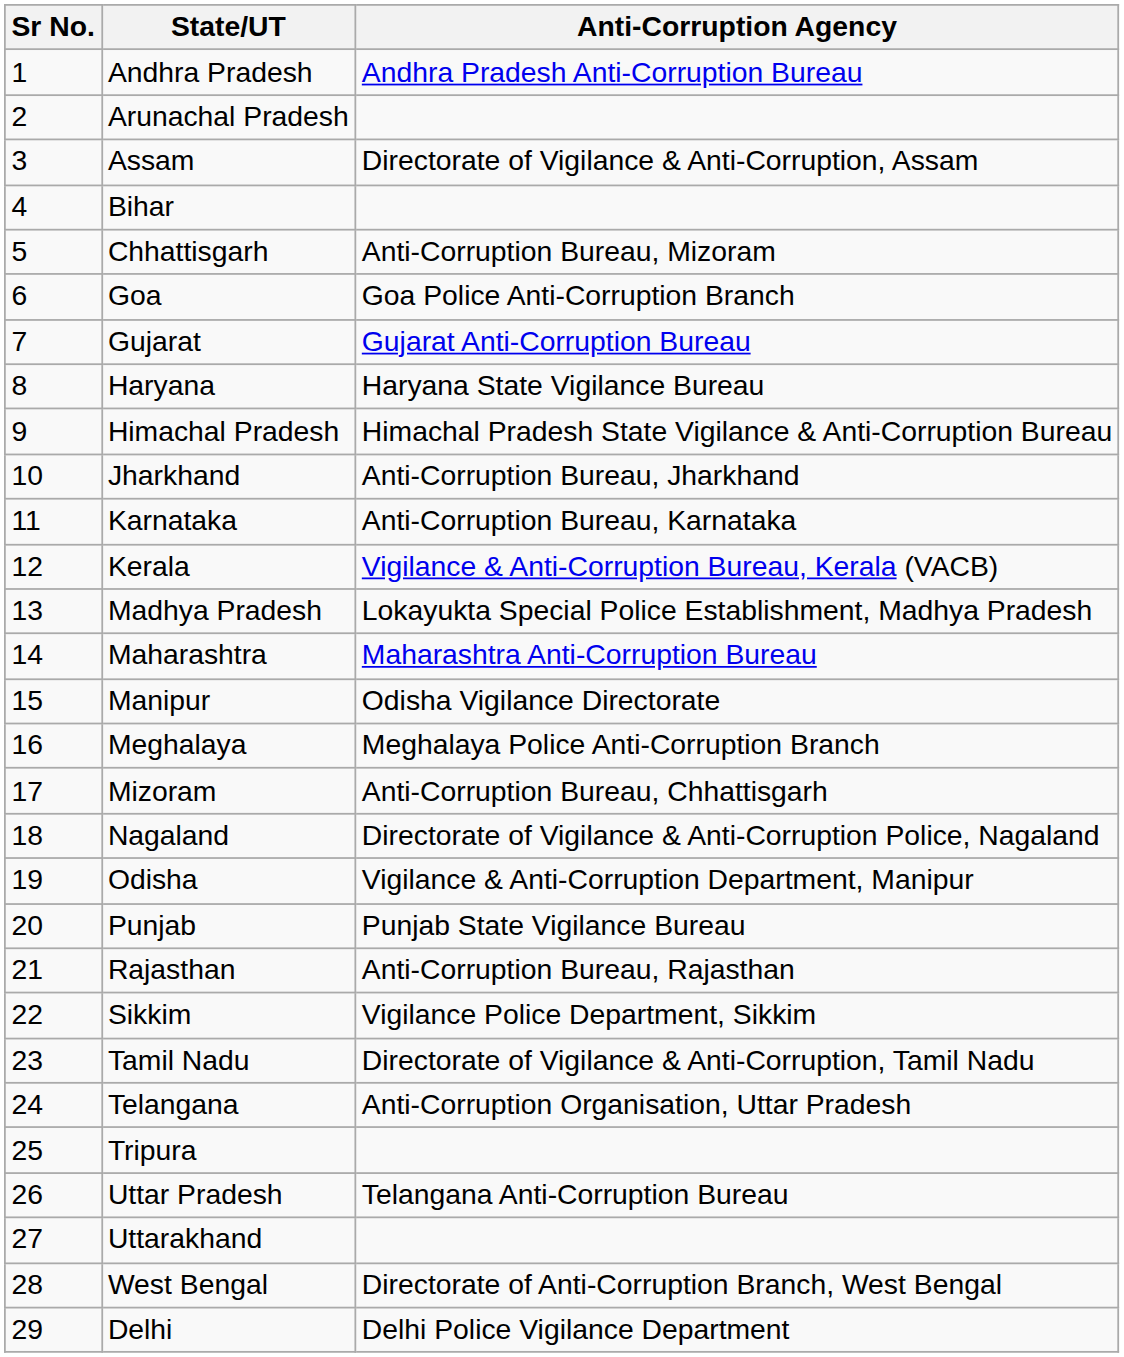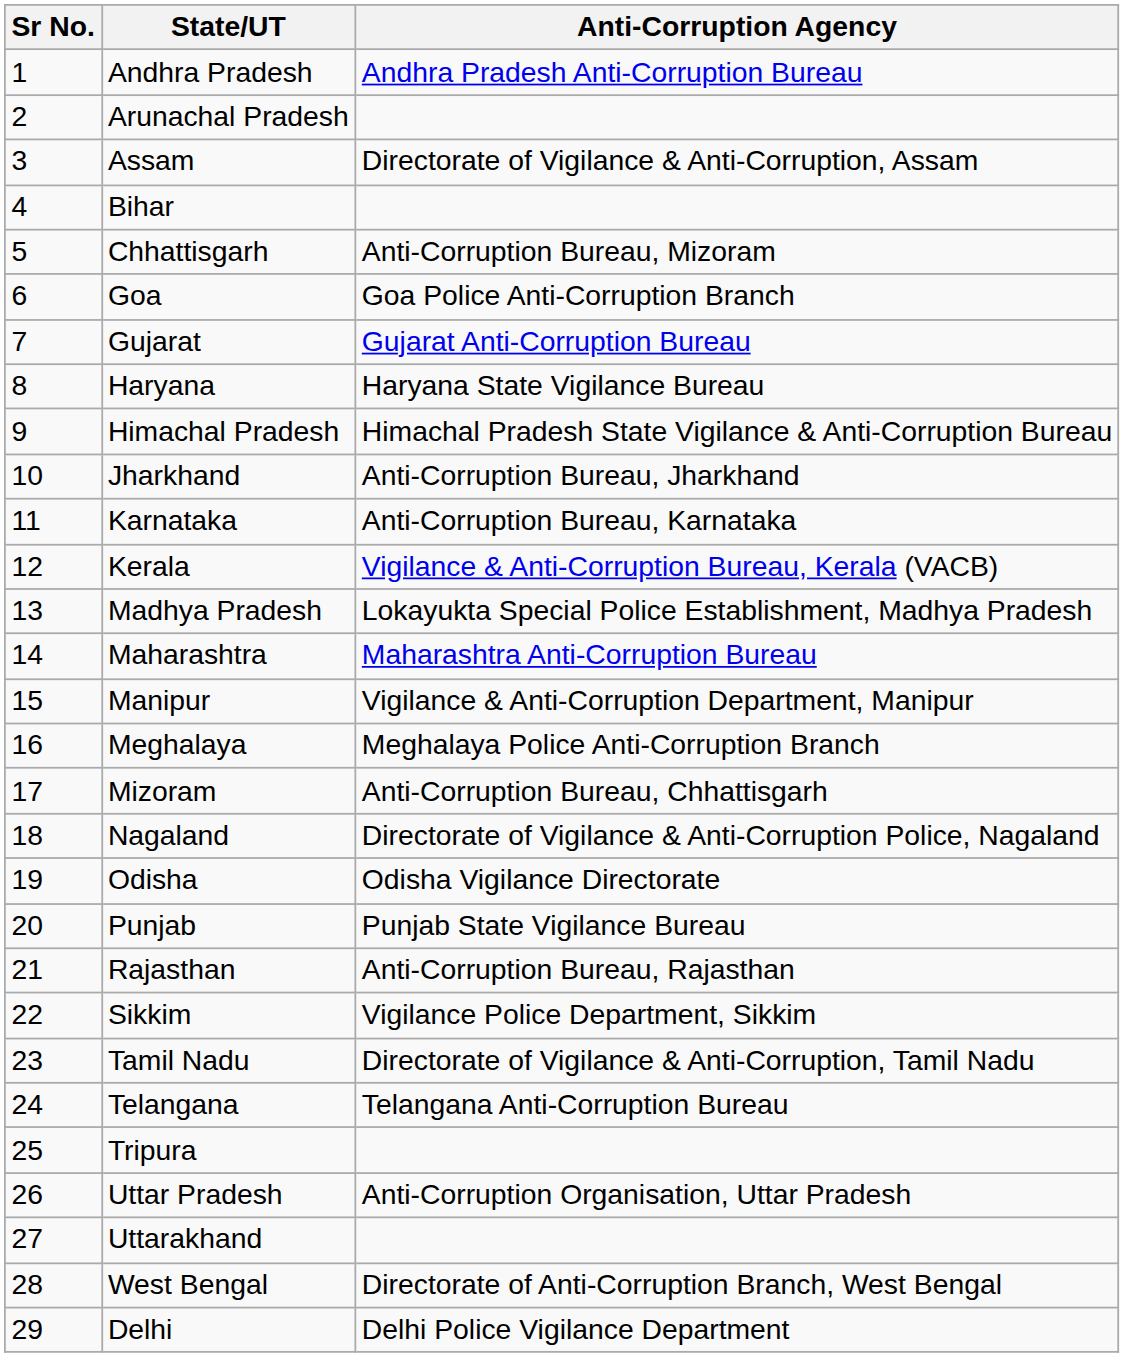(541, 700) Odisha Vigilance Directorate -> (668, 700) Vigilance & Anti-Corruption Department, Manipur
(668, 880) Vigilance & Anti-Corruption Department, Manipur -> (541, 880) Odisha Vigilance Directorate
(636, 1104) Anti-Corruption Organisation, Uttar Pradesh -> (575, 1104) Telangana Anti-Corruption Bureau
(575, 1194) Telangana Anti-Corruption Bureau -> (636, 1194) Anti-Corruption Organisation, Uttar Pradesh
